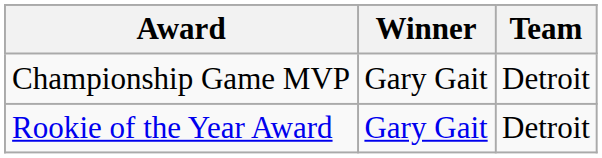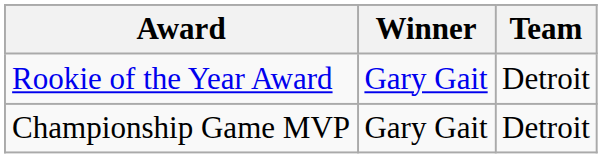rows swapped: (172, 127) <-> (181, 78)
